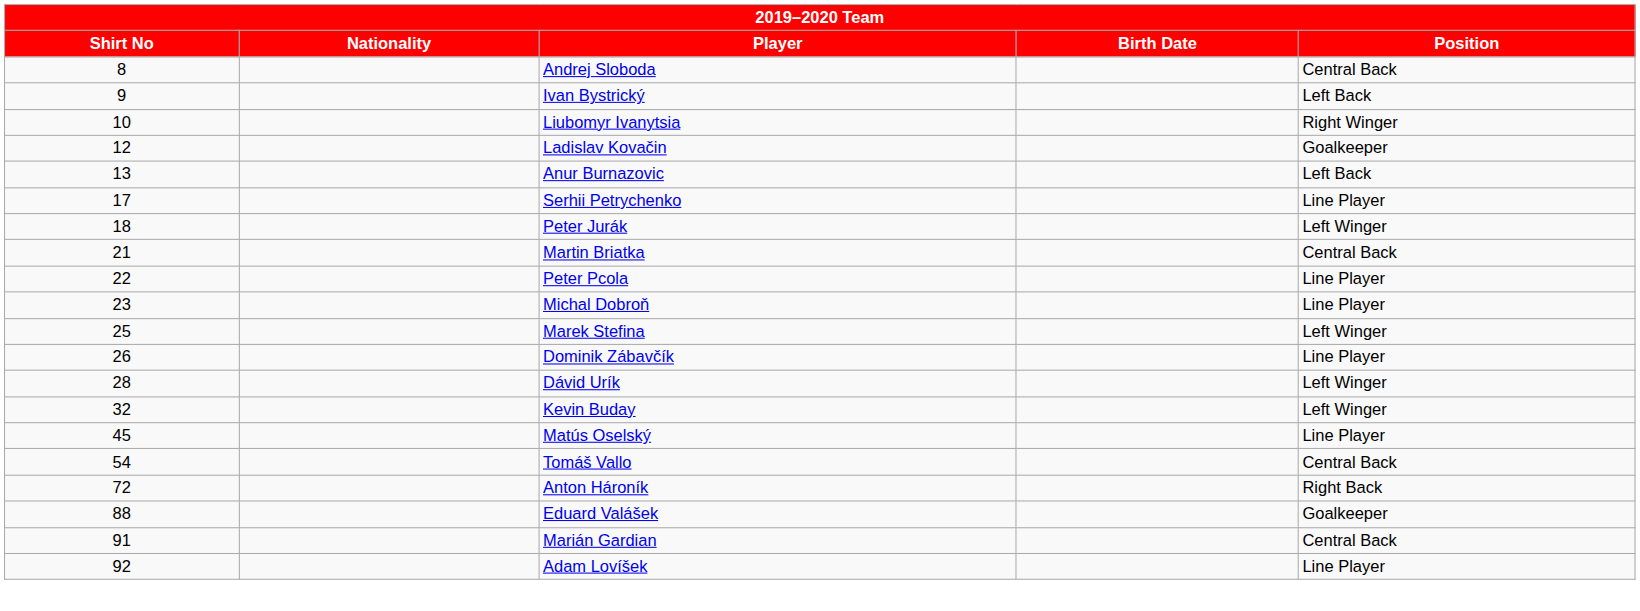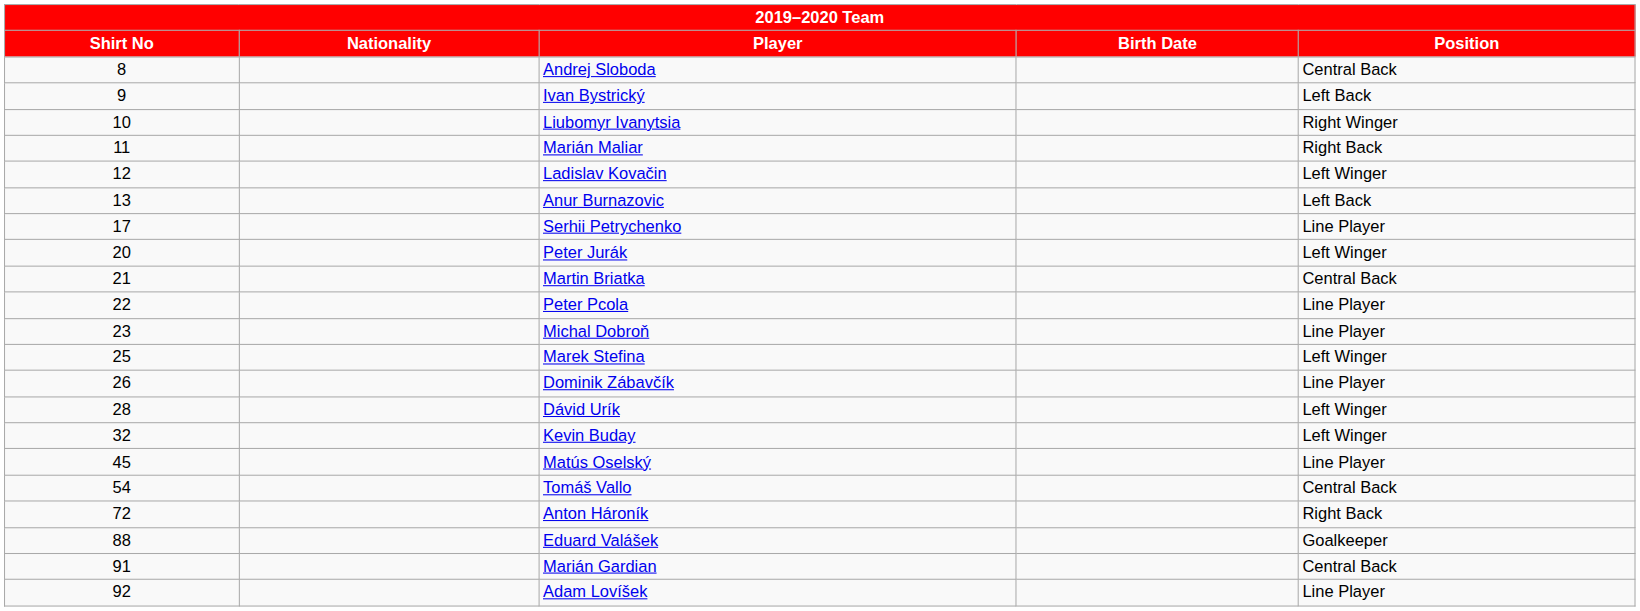+ row: (593, 148)
(1345, 148) Goalkeeper -> (1345, 174) Left Winger
(122, 226) 18 -> (122, 252) 20
